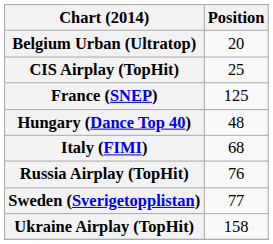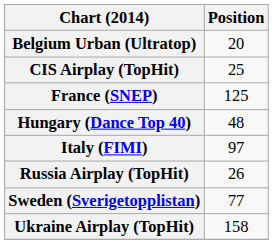(236, 148) 68 -> (236, 148) 97
(236, 174) 76 -> (236, 174) 26
